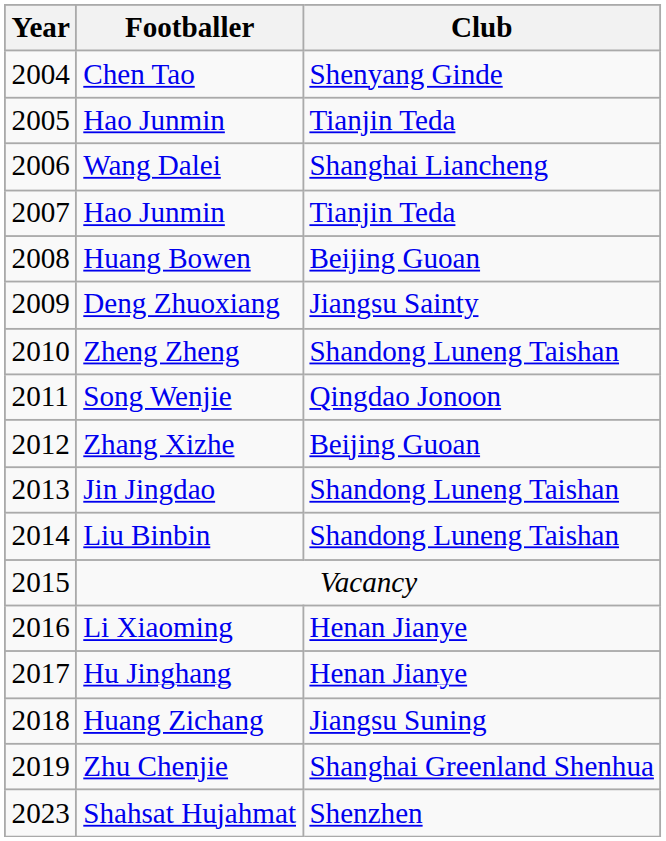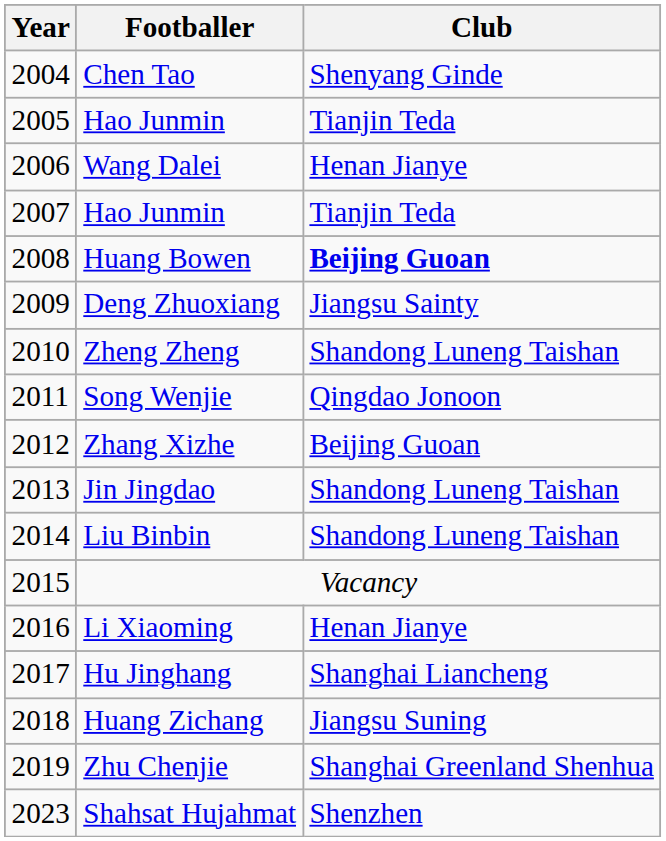(429, 166) Shanghai Liancheng -> (388, 166) Henan Jianye
(395, 258) normal -> (400, 258) bold
(388, 674) Henan Jianye -> (429, 674) Shanghai Liancheng
